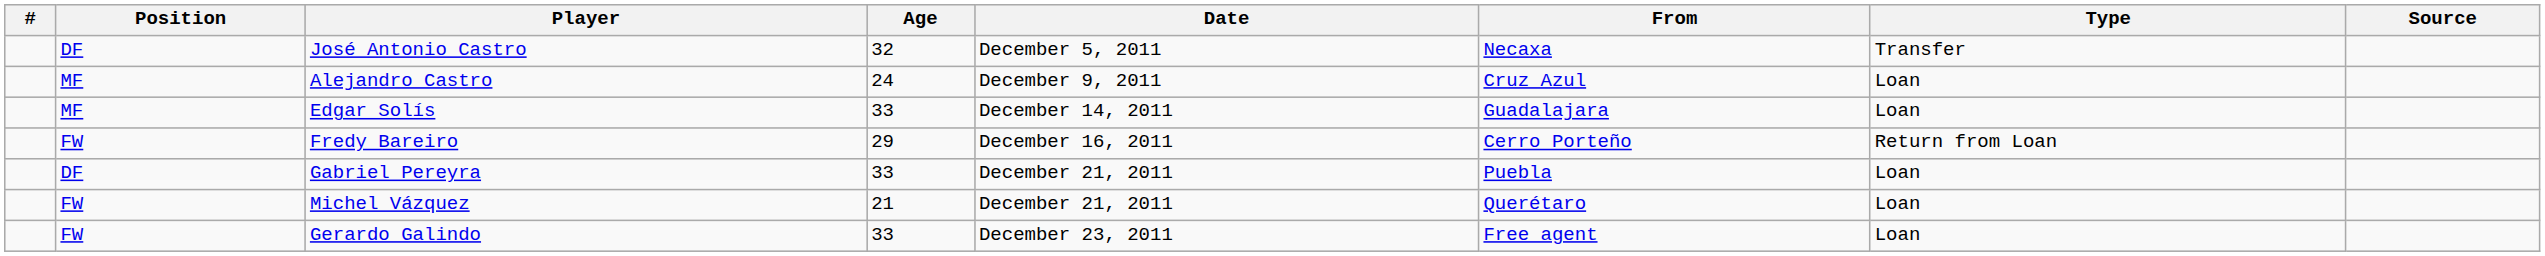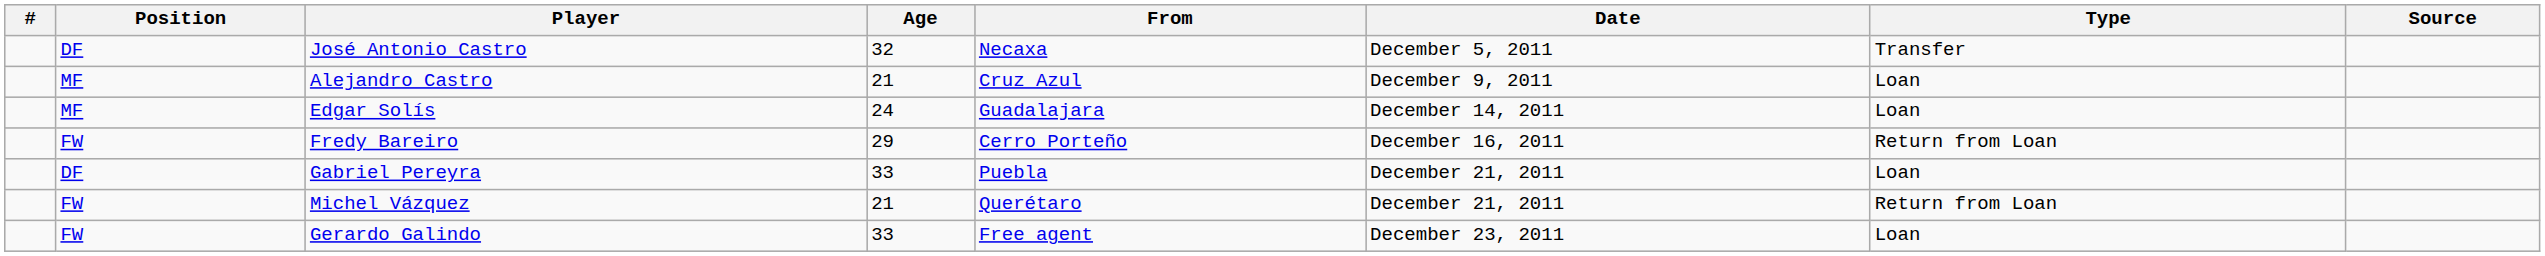columns swapped: (1674, 20) <-> (1227, 20)
(883, 82) 24 -> (883, 82) 21
(883, 113) 33 -> (883, 113) 24
(1897, 205) Loan -> (1966, 205) Return from Loan
